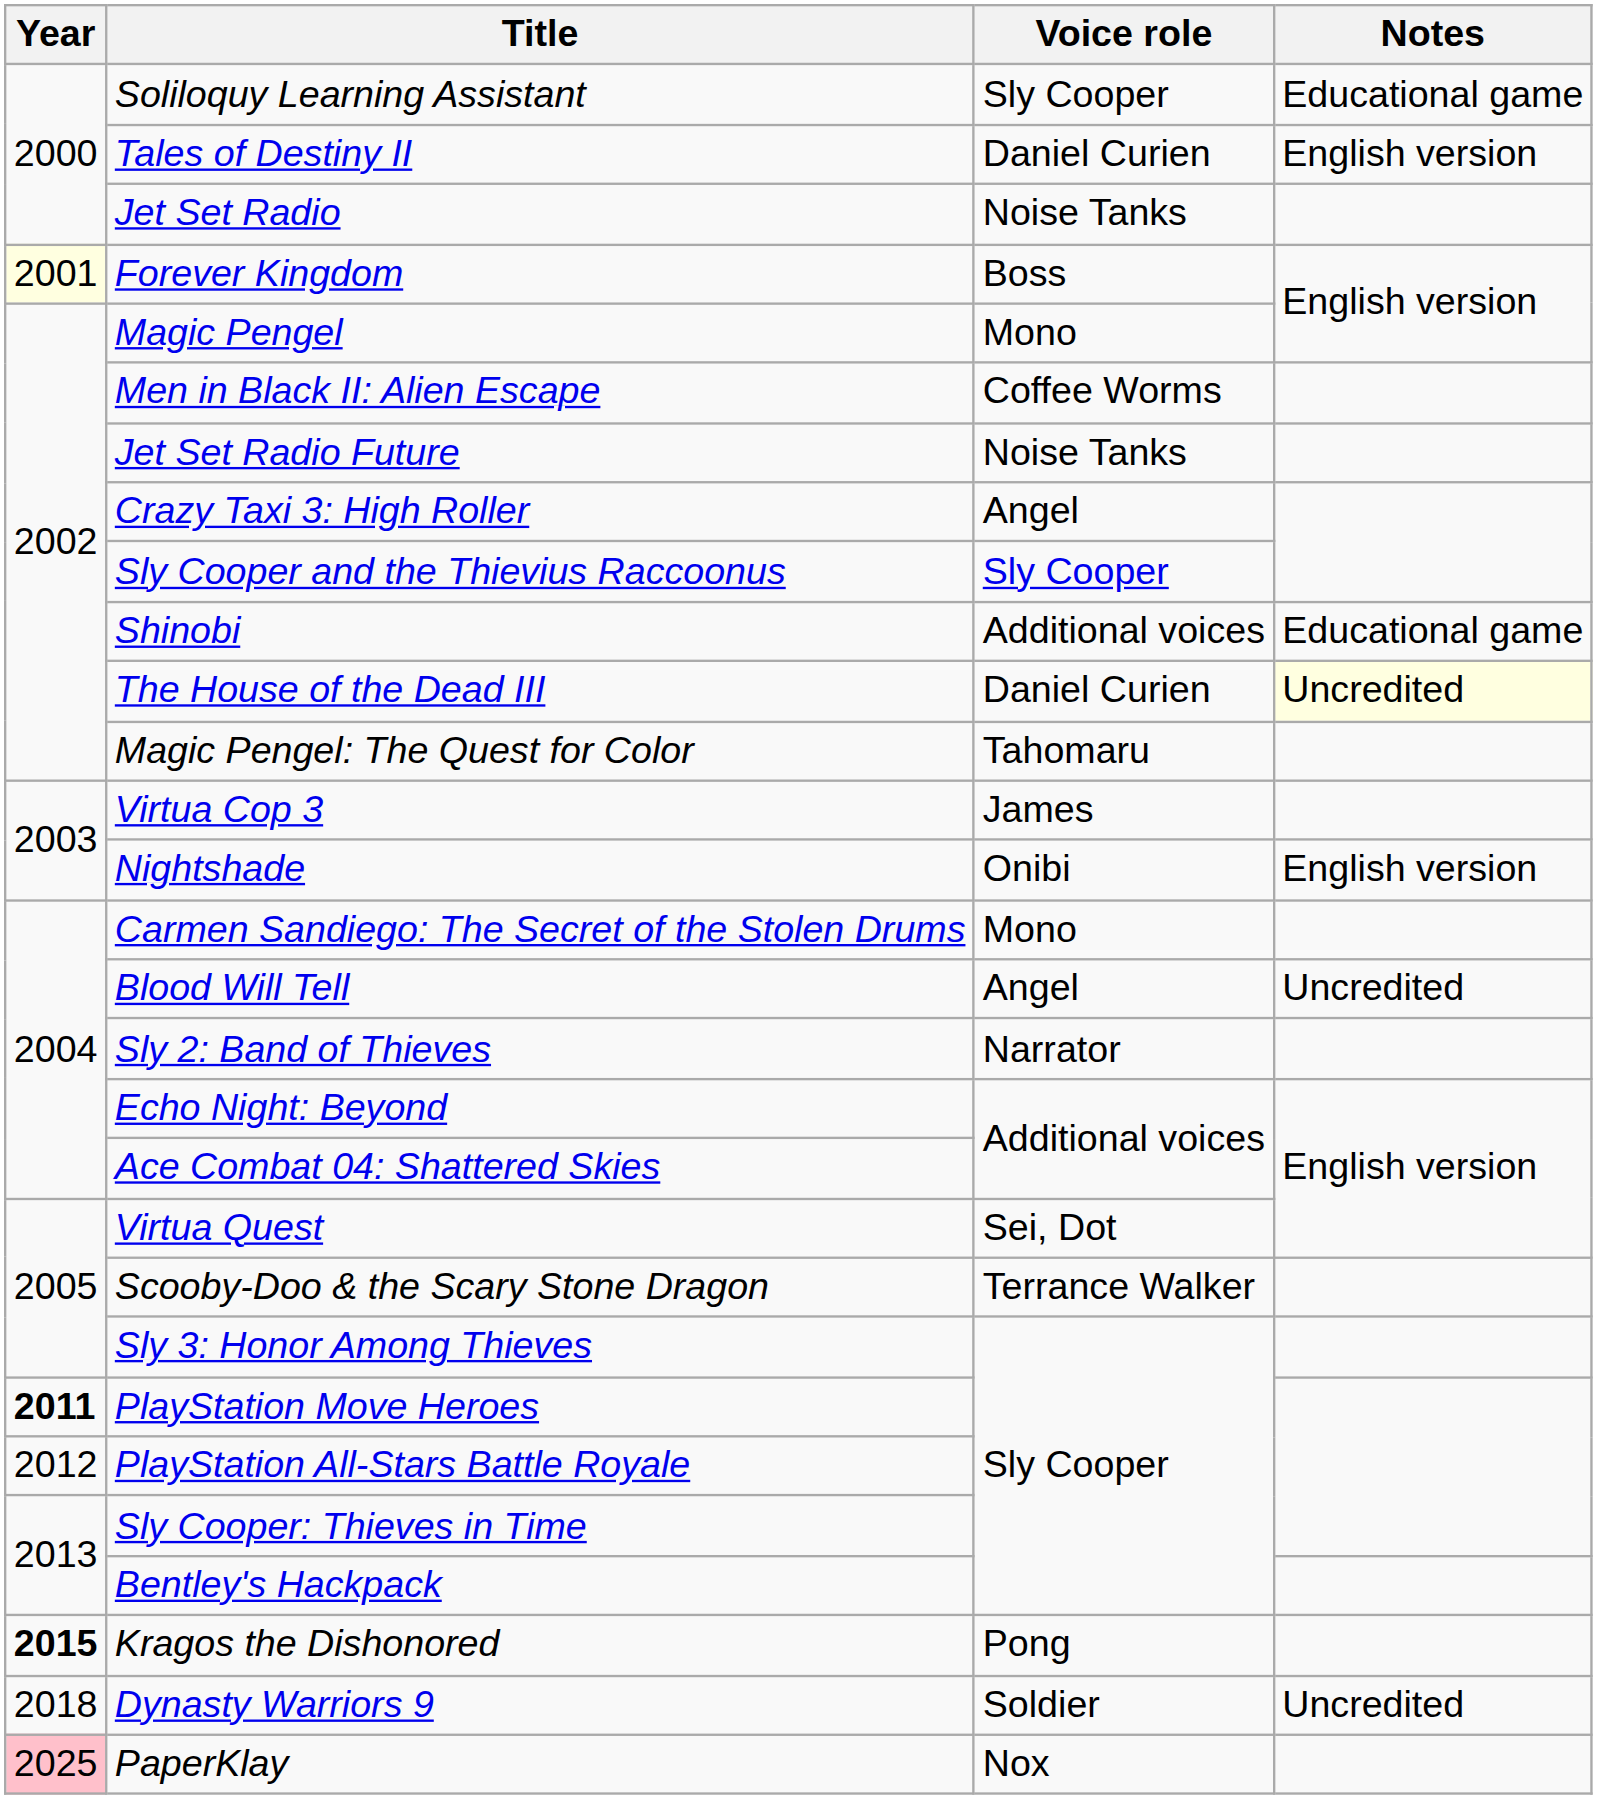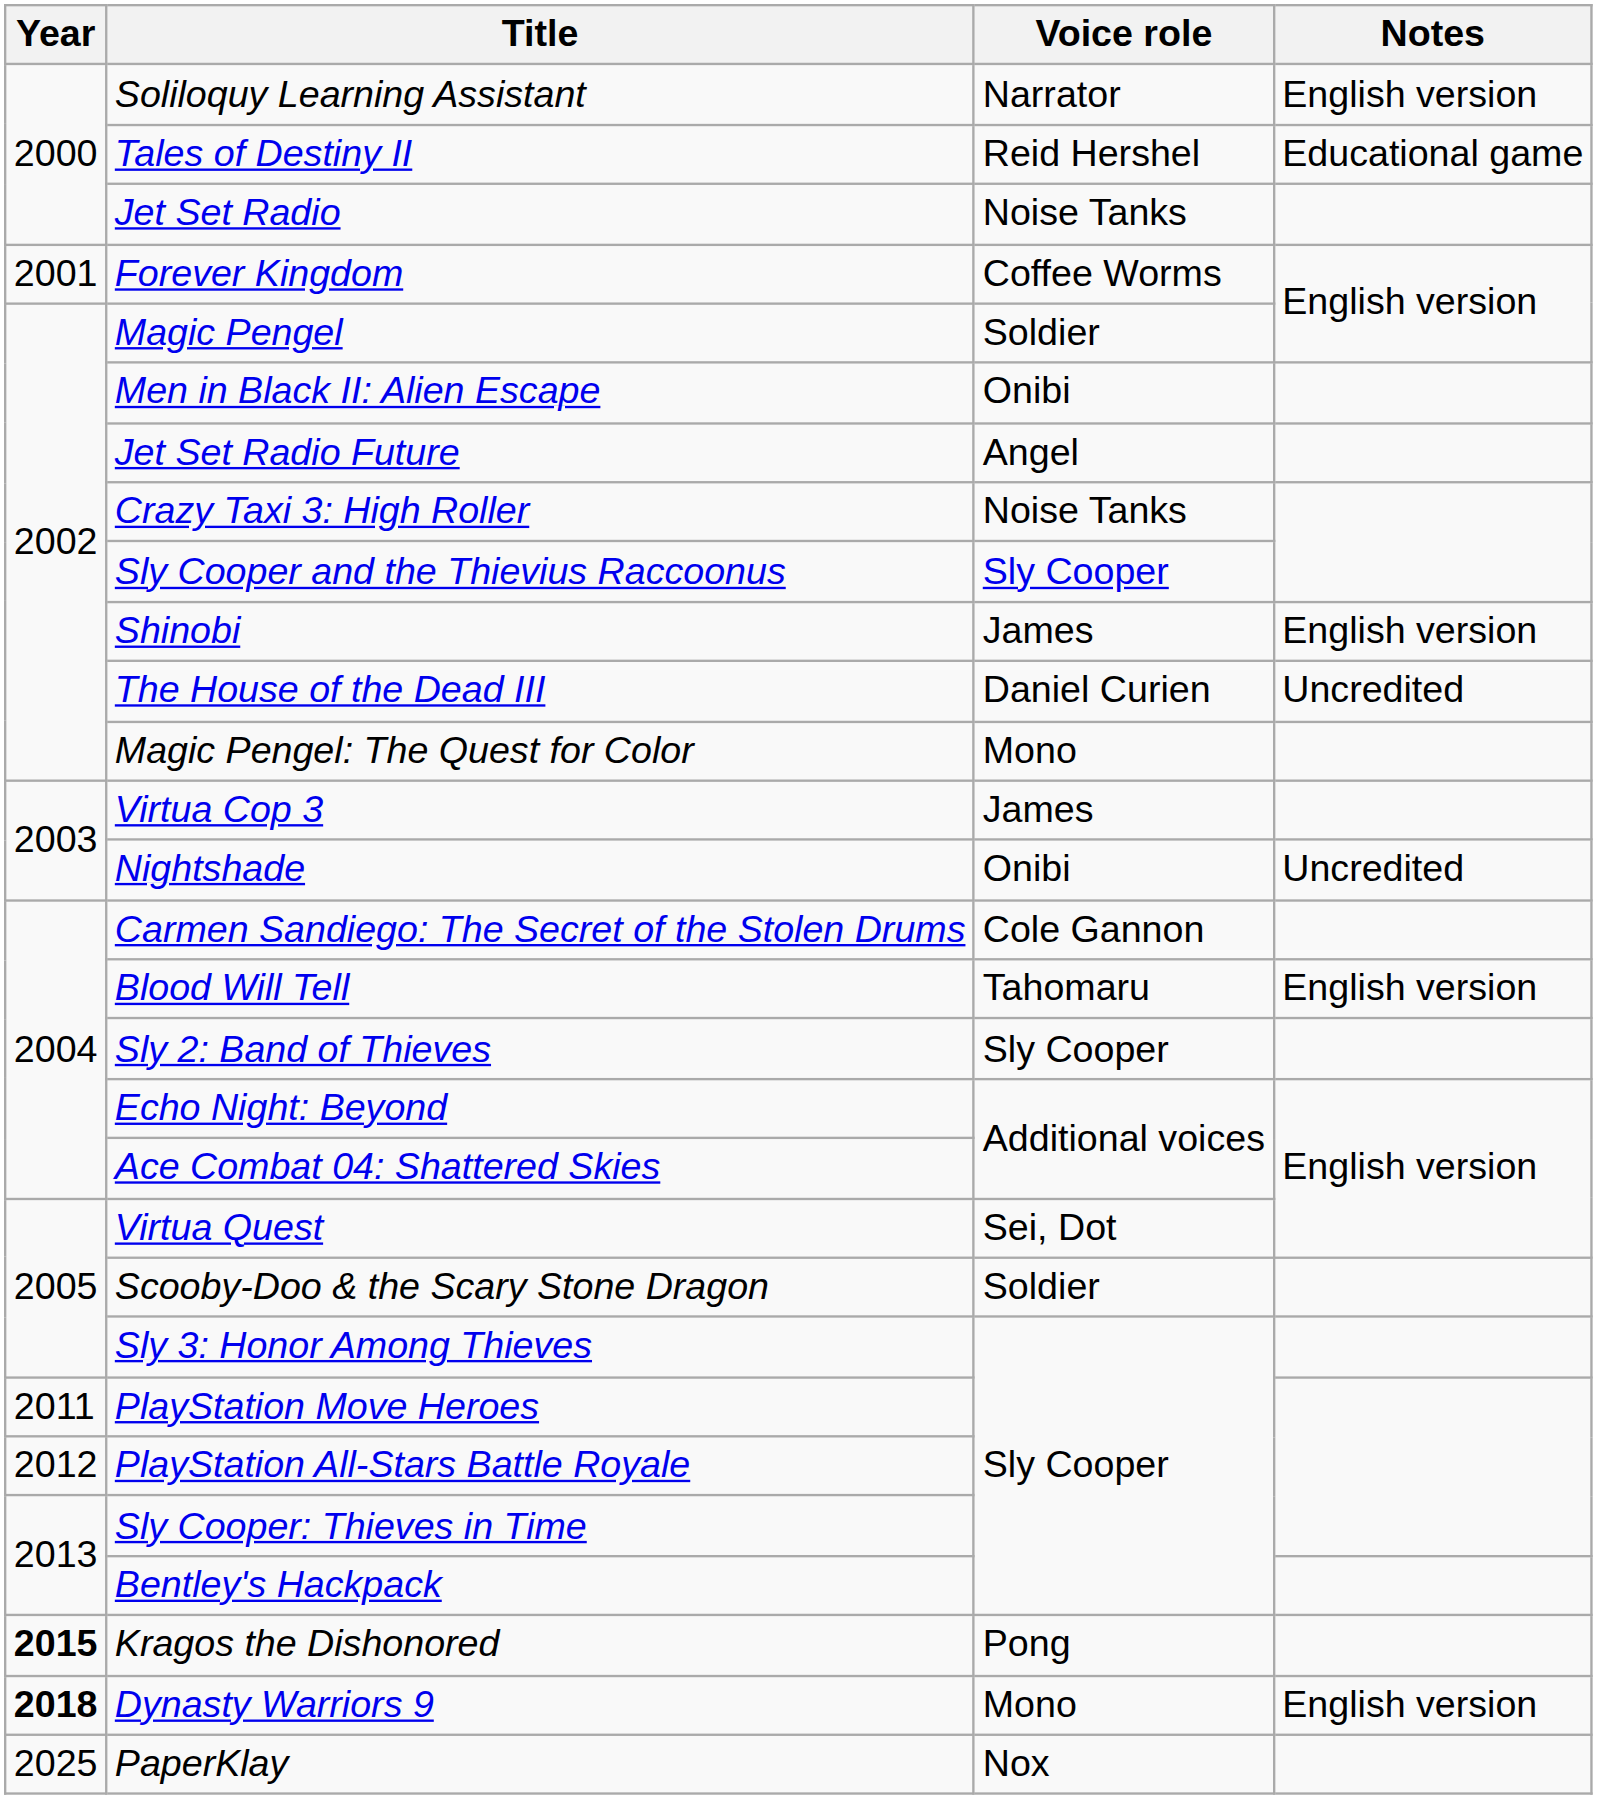(1076, 93) Sly Cooper -> (1052, 93) Narrator
(1433, 93) Educational game -> (1410, 93) English version
(1097, 153) Daniel Curien -> (1091, 153) Reid Hershel
(1410, 153) English version -> (1433, 153) Educational game
(56, 272) lightyellow background -> (56, 272) no background
(1025, 272) Boss -> (1102, 272) Coffee Worms
(1030, 332) Mono -> (1041, 332) Soldier
(1102, 392) Coffee Worms -> (1027, 392) Onibi
(1085, 451) Noise Tanks -> (1031, 451) Angel
(1031, 511) Angel -> (1085, 511) Noise Tanks
(1124, 630) Additional voices -> (1038, 630) James
(1433, 630) Educational game -> (1410, 630) English version
(1373, 690) lightyellow background -> (1373, 690) no background
(1066, 749) Tahomaru -> (1030, 749) Mono
(1410, 869) English version -> (1373, 869) Uncredited
(1030, 928) Mono -> (1094, 928) Cole Gannon
(1031, 988) Angel -> (1066, 988) Tahomaru
(1373, 988) Uncredited -> (1410, 988) English version
(1052, 1048) Narrator -> (1076, 1048) Sly Cooper
(1119, 1286) Terrance Walker -> (1041, 1286) Soldier
(55, 1405) bold -> (54, 1405) normal
(56, 1703) normal -> (56, 1703) bold
(1041, 1703) Soldier -> (1030, 1703) Mono
(1373, 1703) Uncredited -> (1410, 1703) English version
(56, 1763) pink background -> (56, 1763) no background
